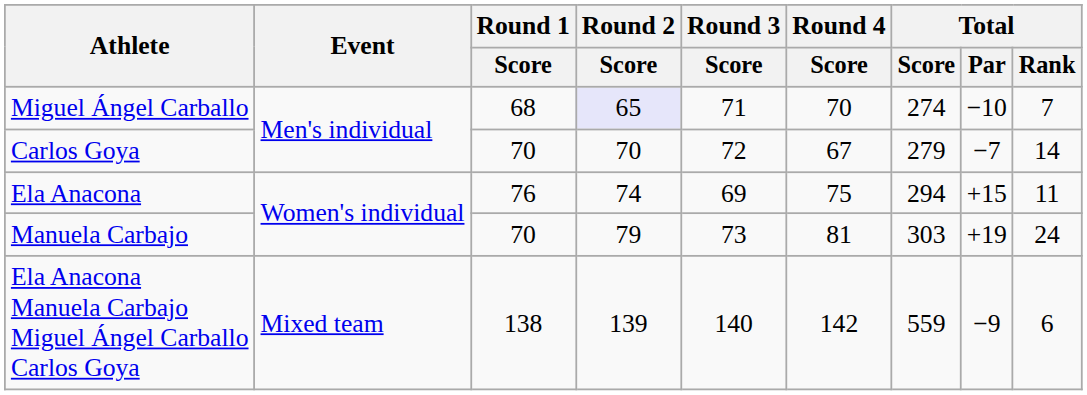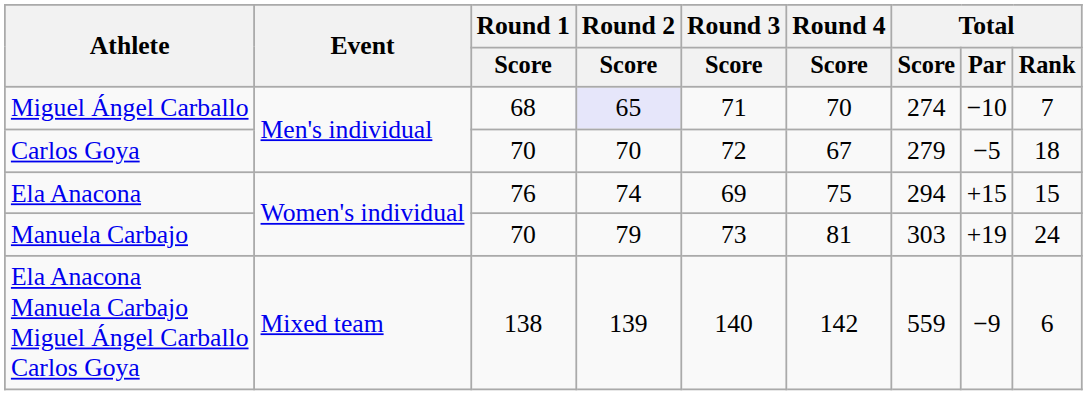(987, 150) −7 -> (987, 150) −5
(1047, 150) 14 -> (1047, 150) 18
(1047, 192) 11 -> (1047, 192) 15
